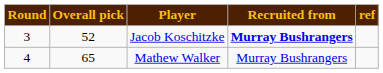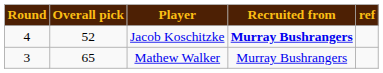(27, 36) 3 -> (27, 36) 4
(27, 57) 4 -> (27, 57) 3
